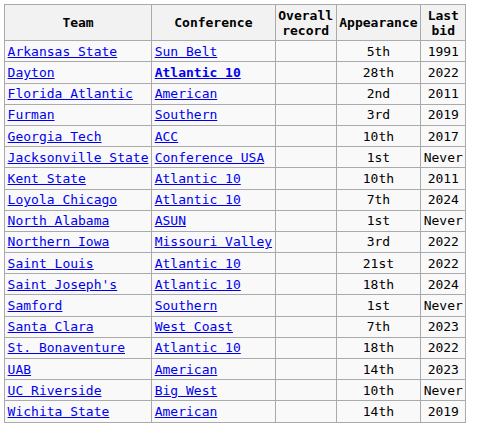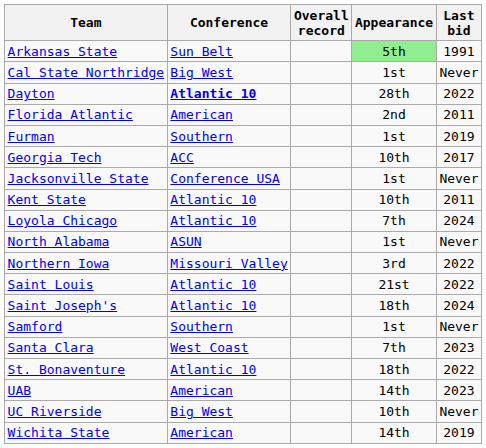(378, 51) no background -> (394, 51) lightgreen background
+ row: (86, 72)
(378, 115) 3rd -> (394, 136) 1st
